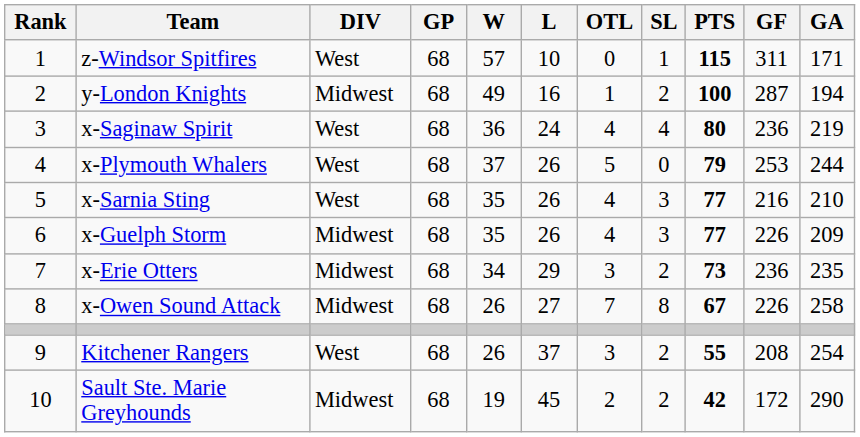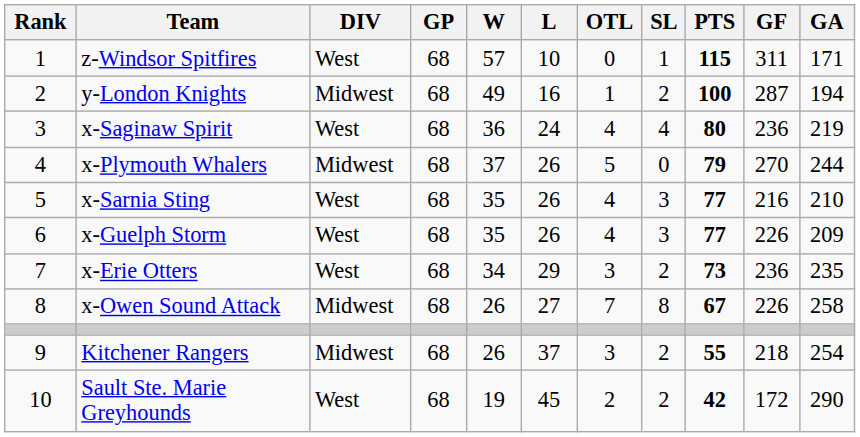(337, 164) West -> (354, 164) Midwest
(772, 164) 253 -> (772, 164) 270
(354, 235) Midwest -> (337, 235) West
(354, 270) Midwest -> (337, 270) West
(337, 352) West -> (354, 352) Midwest
(772, 352) 208 -> (772, 352) 218
(354, 400) Midwest -> (337, 400) West
